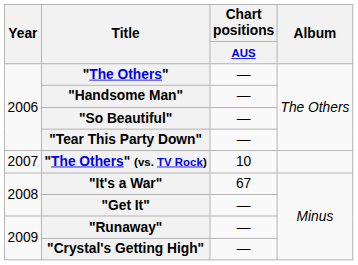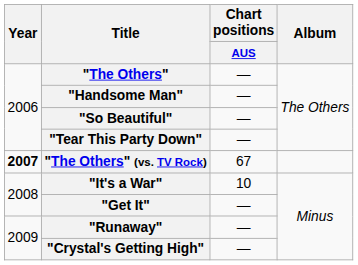(23, 161) normal -> (23, 161) bold
(244, 161) 10 -> (244, 161) 67
(244, 183) 67 -> (244, 183) 10
